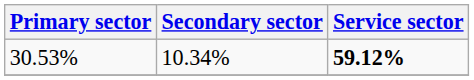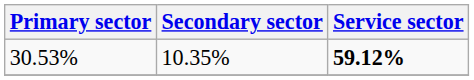(196, 57) 10.34% -> (196, 57) 10.35%
